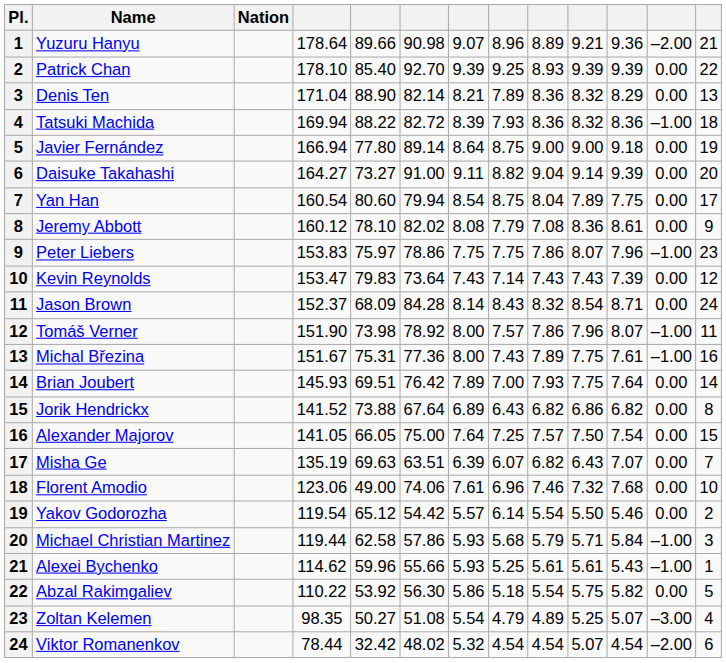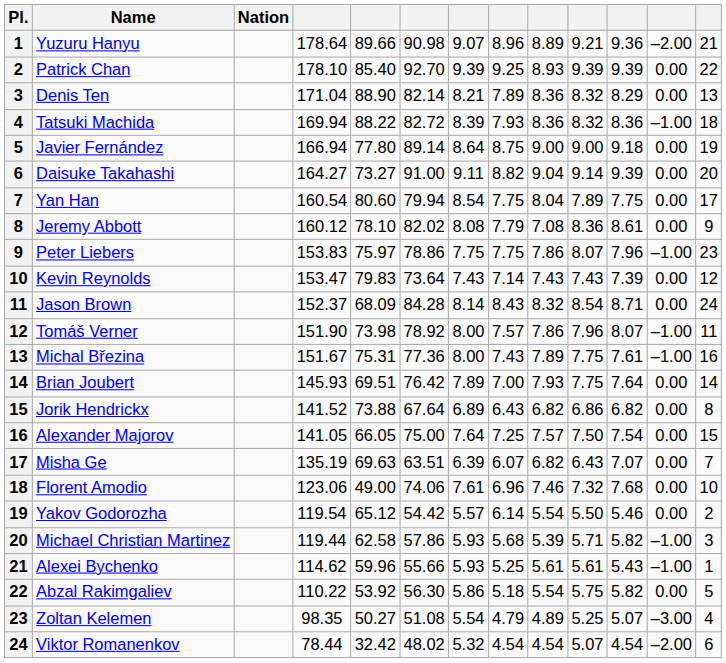(508, 200) 8.75 -> (508, 200) 7.75
(548, 540) 5.79 -> (548, 540) 5.39
(627, 540) 5.84 -> (627, 540) 5.82
